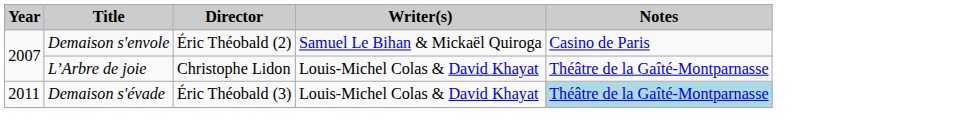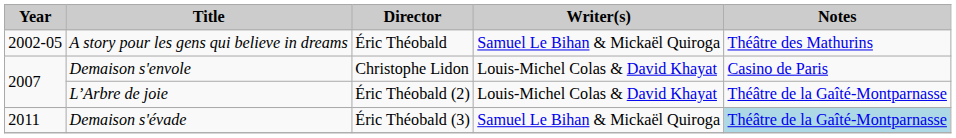+ row: (209, 42)
(234, 42) Éric Théobald (2) -> (412, 68) Christophe Lidon
(420, 42) Samuel Le Bihan & Mickaël Quiroga -> (597, 68) Louis-Michel Colas & David Khayat
(234, 68) Christophe Lidon -> (413, 94) Éric Théobald (2)
(419, 94) Louis-Michel Colas & David Khayat -> (599, 119) Samuel Le Bihan & Mickaël Quiroga
